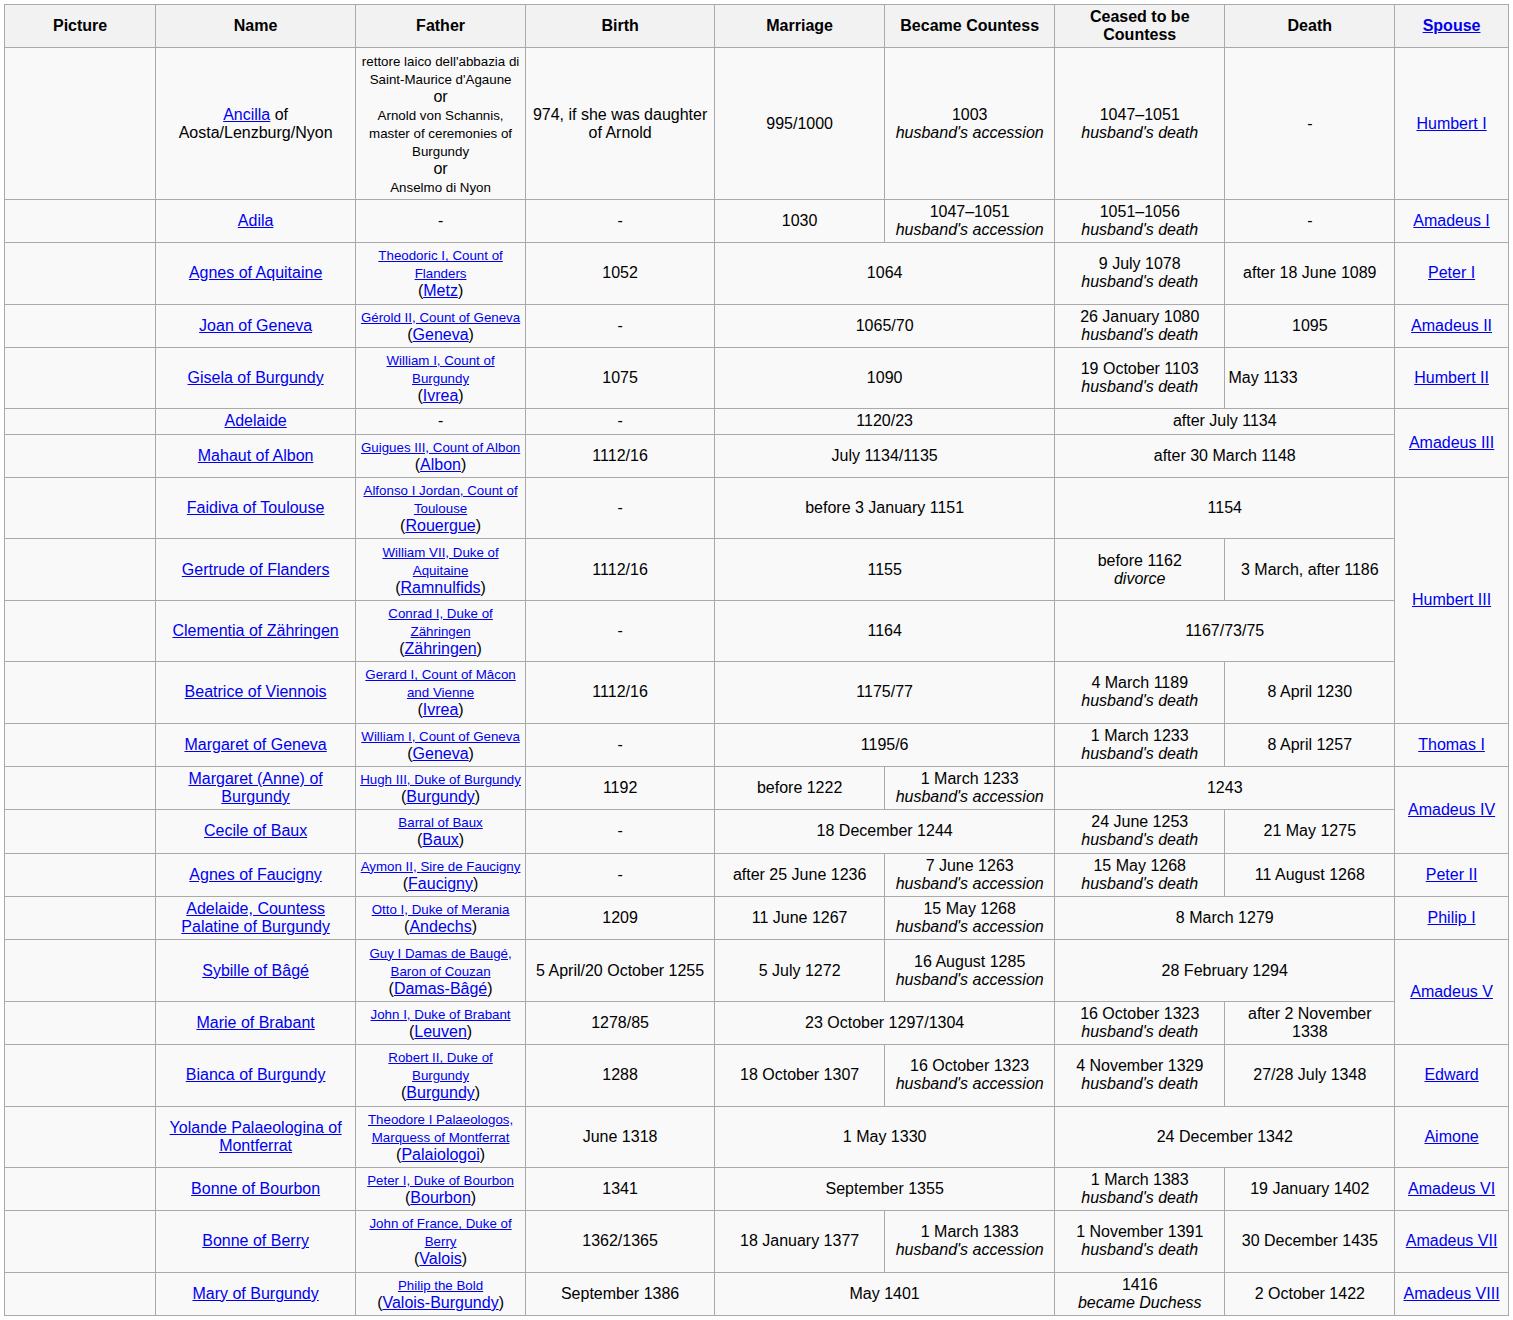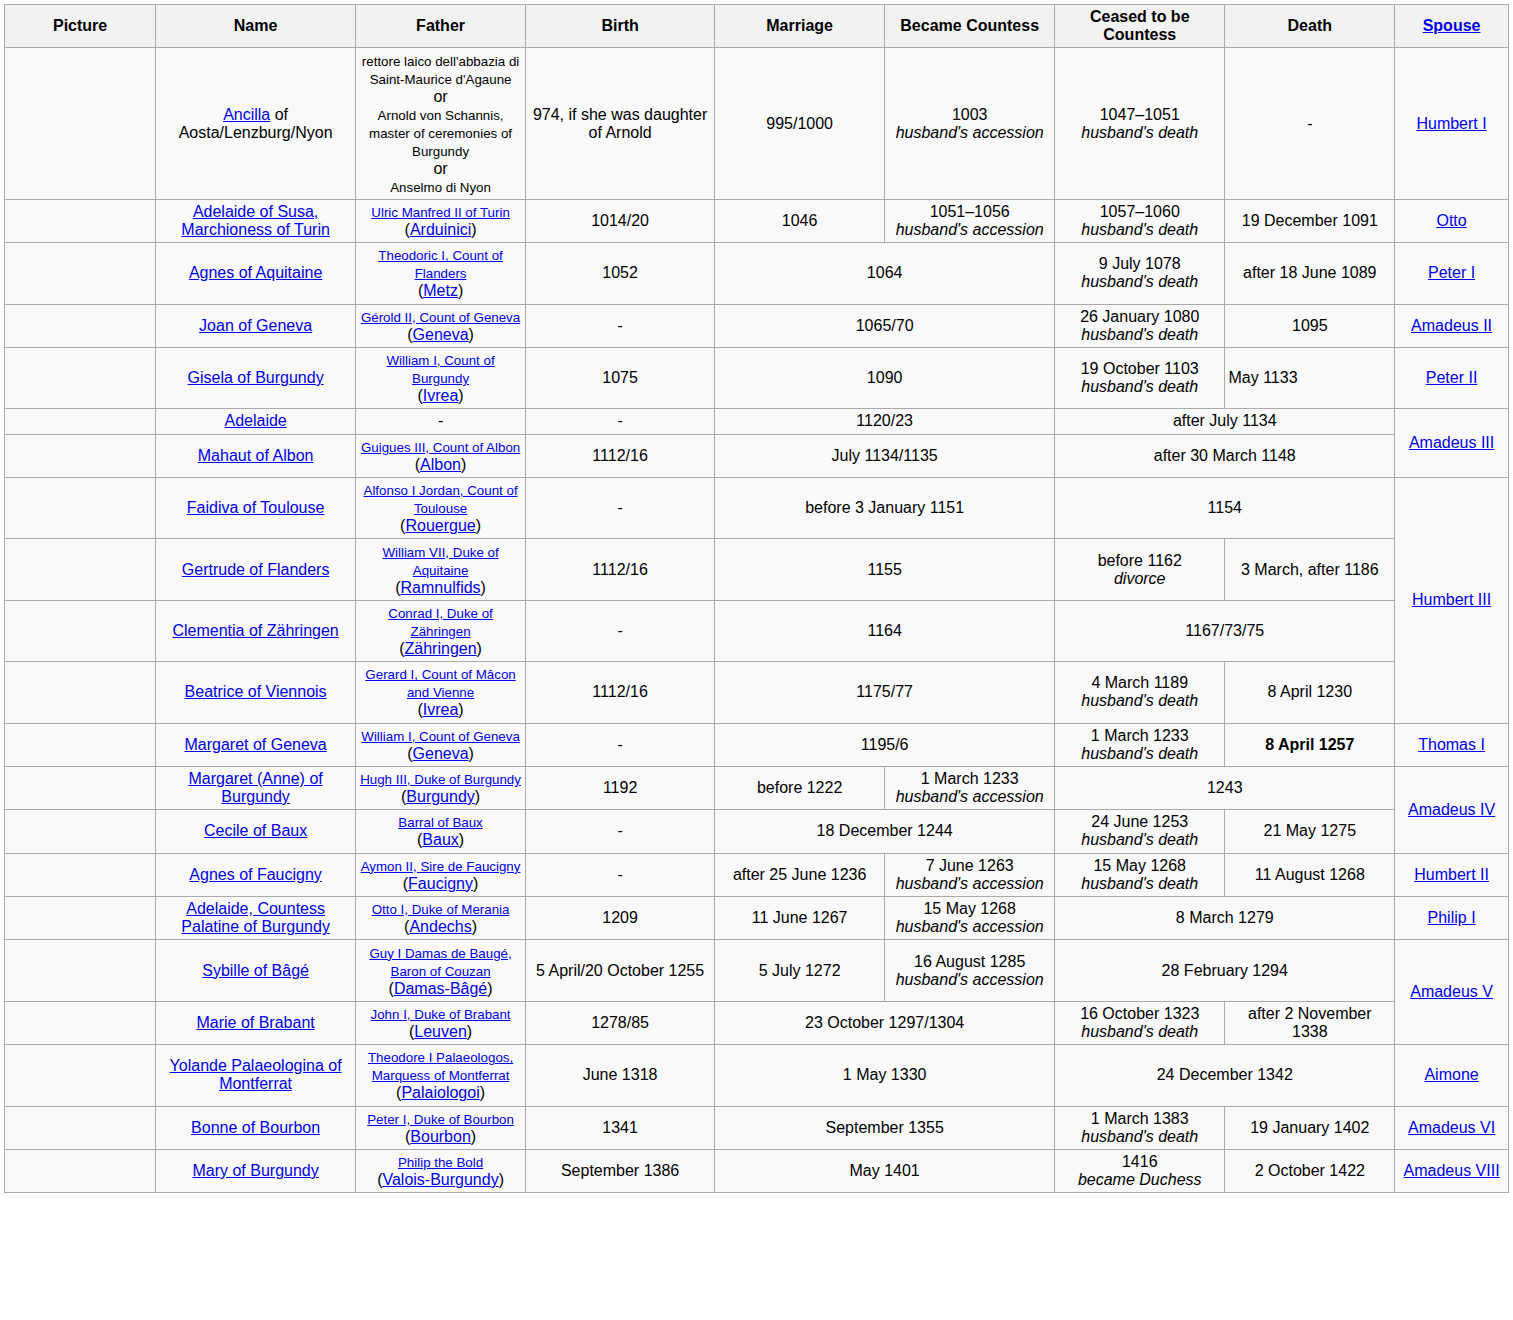- row: (256, 220)
+ row: (256, 220)
(1452, 378) Humbert II -> (1452, 378) Peter II
(1310, 744) normal -> (1310, 744) bold
(1452, 874) Peter II -> (1452, 874) Humbert II
- row: (256, 1075)
- row: (256, 1241)
